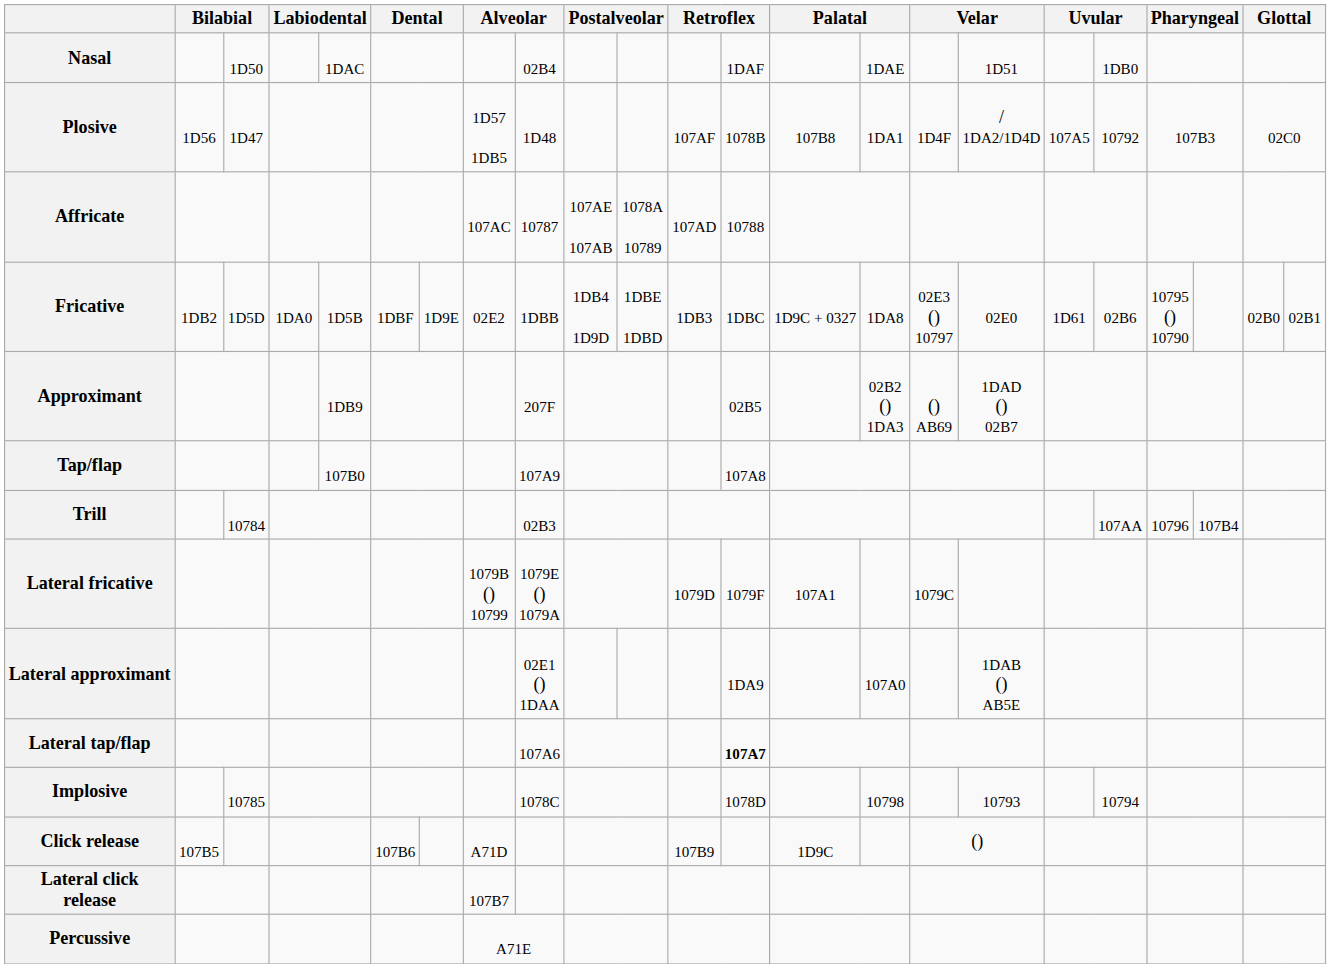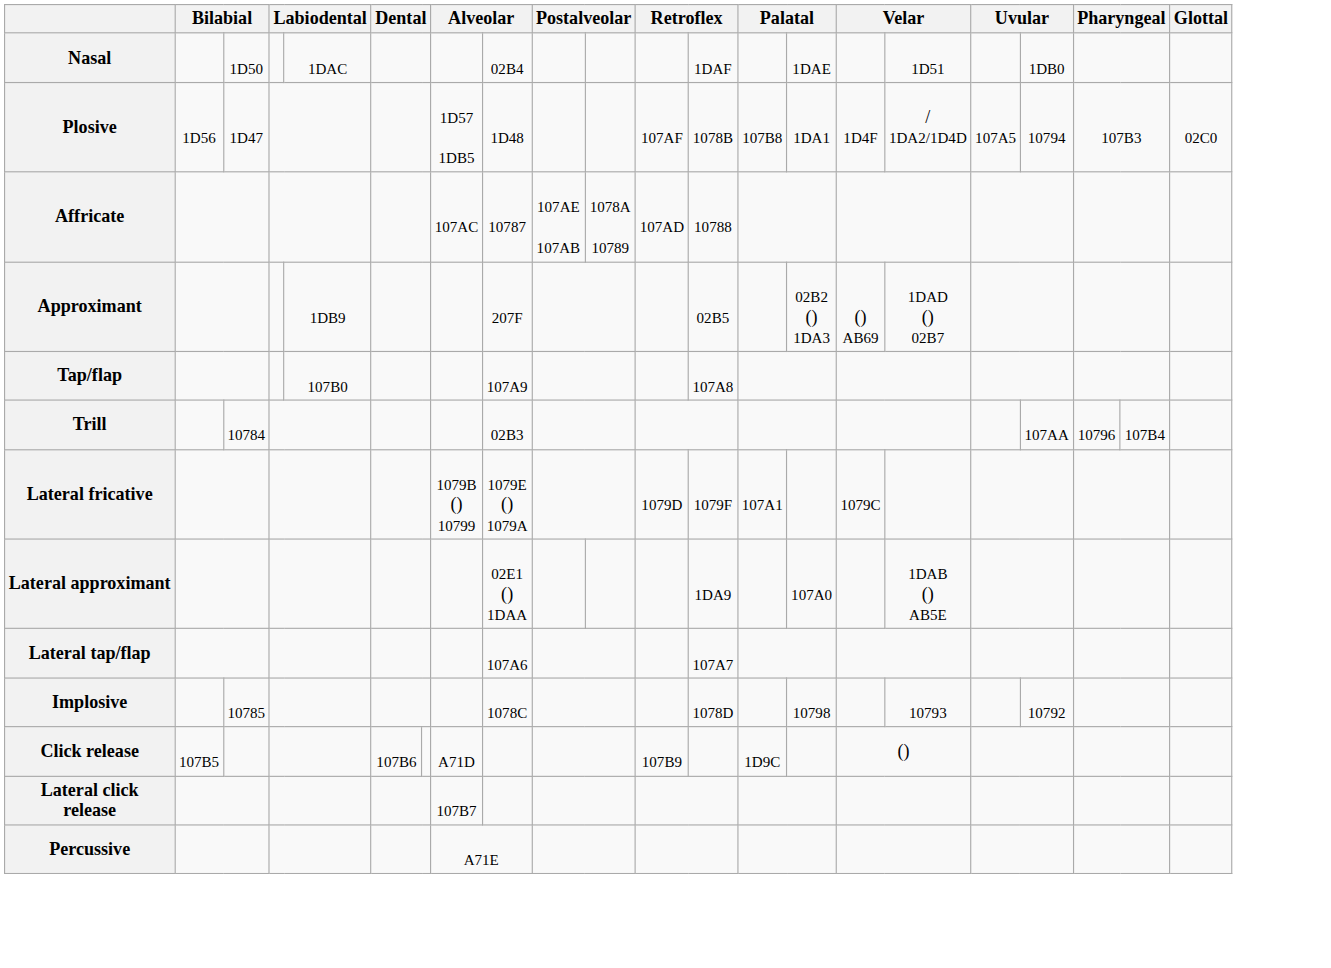(1120, 138) 10792 -> (1047, 138) 10794
- row: (90, 306)
(745, 753) bold -> (713, 664) normal
(1120, 803) 10794 -> (1047, 713) 10792
